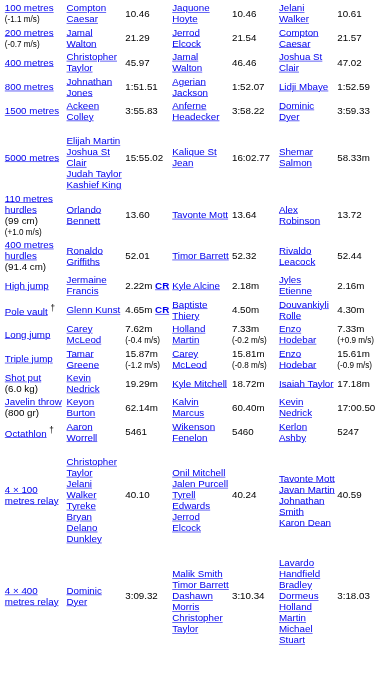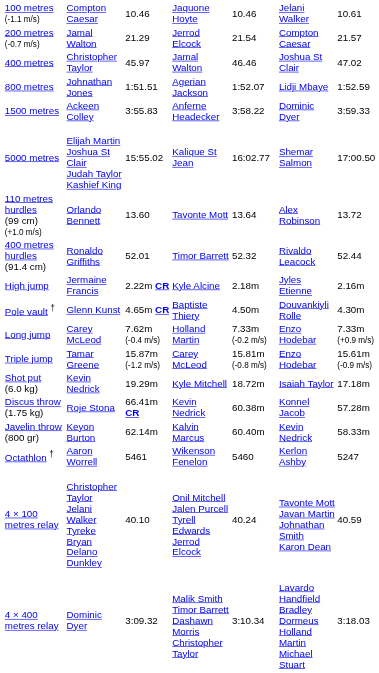(354, 157) 58.33m -> (356, 157) 17:00.50
+ row: (33, 408)
(356, 408) 17:00.50 -> (354, 432) 58.33m
